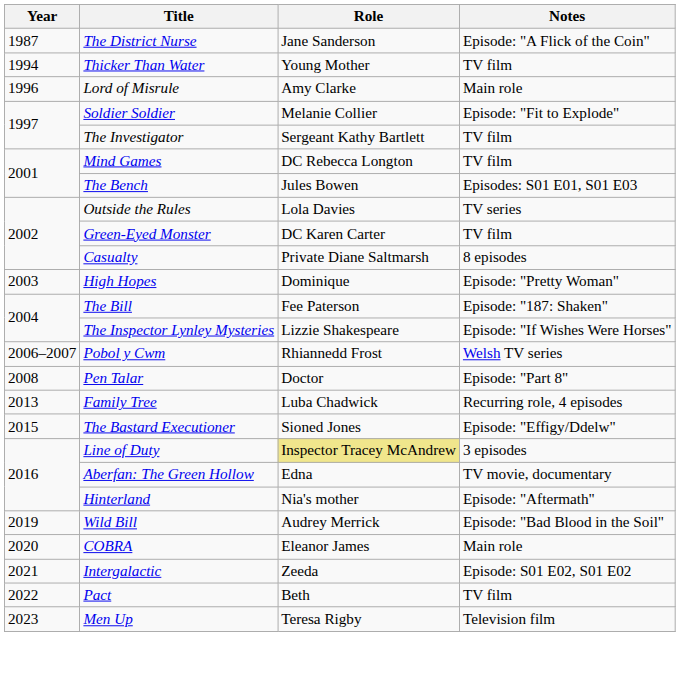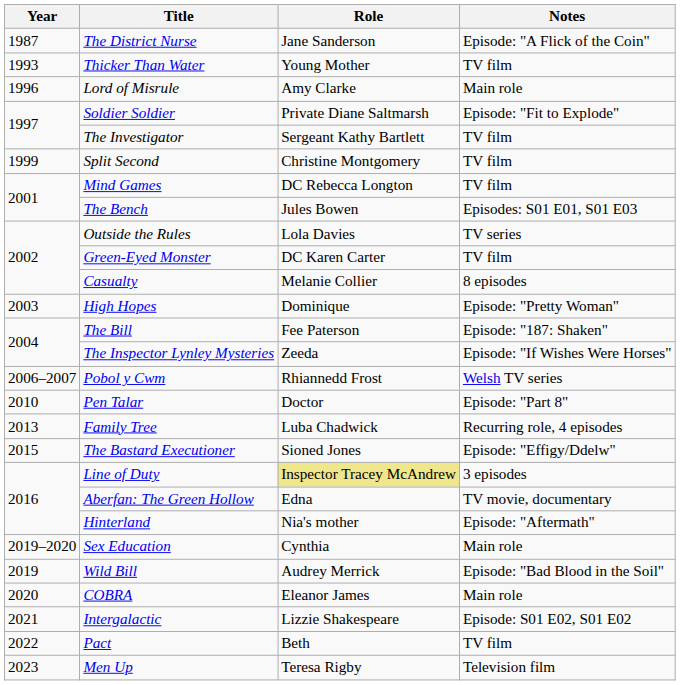(23, 64) 1994 -> (23, 64) 1993
(329, 112) Melanie Collier -> (355, 112) Private Diane Saltmarsh
+ row: (121, 161)
(355, 257) Private Diane Saltmarsh -> (329, 281) Melanie Collier
(340, 329) Lizzie Shakespeare -> (300, 354) Zeeda
(23, 378) 2008 -> (23, 402) 2010
+ row: (127, 546)
(300, 570) Zeeda -> (340, 619) Lizzie Shakespeare
